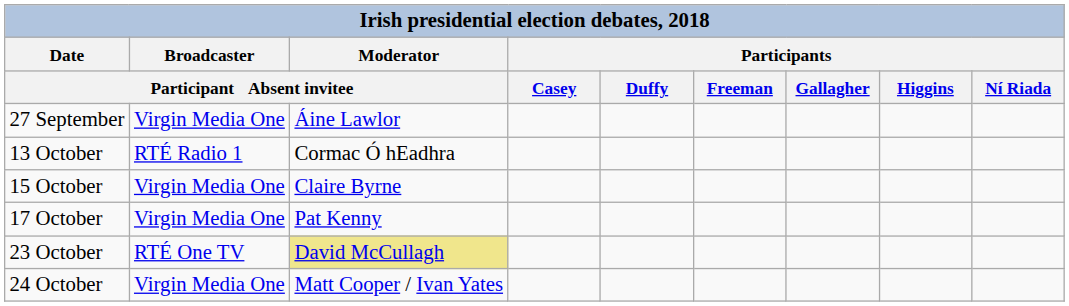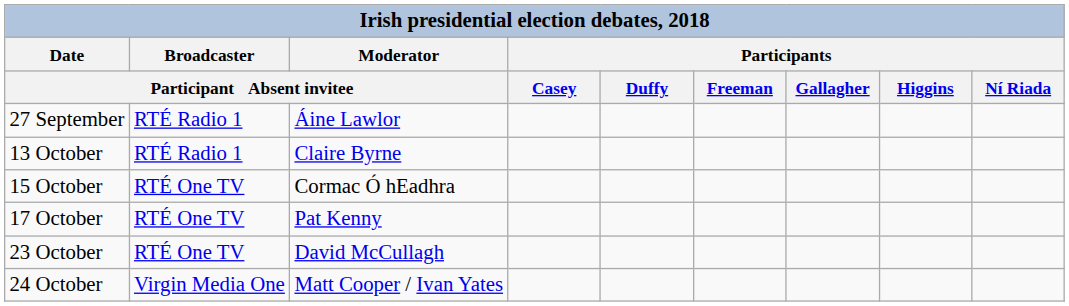(209, 119) Virgin Media One -> (188, 119) RTÉ Radio 1
(375, 152) Cormac Ó hEadhra -> (348, 152) Claire Byrne
(209, 185) Virgin Media One -> (189, 185) RTÉ One TV
(348, 185) Claire Byrne -> (375, 185) Cormac Ó hEadhra
(209, 218) Virgin Media One -> (189, 218) RTÉ One TV
(369, 251) khaki background -> (369, 251) no background
